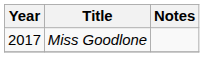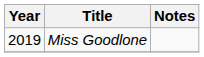(24, 39) 2017 -> (24, 39) 2019
